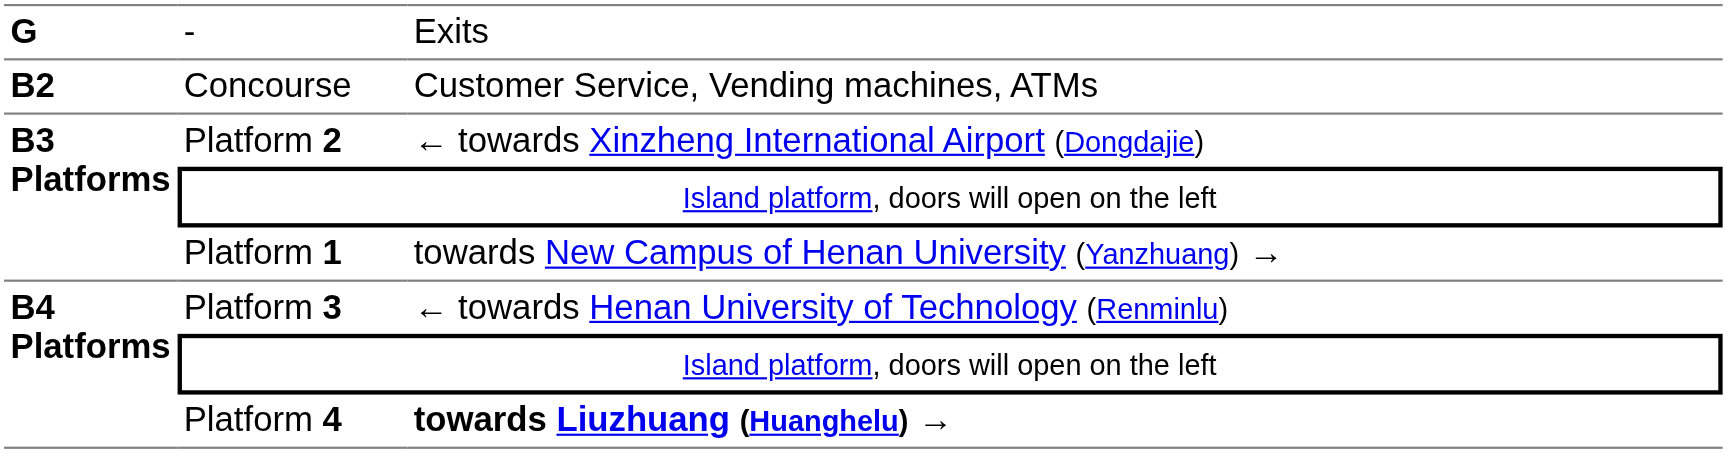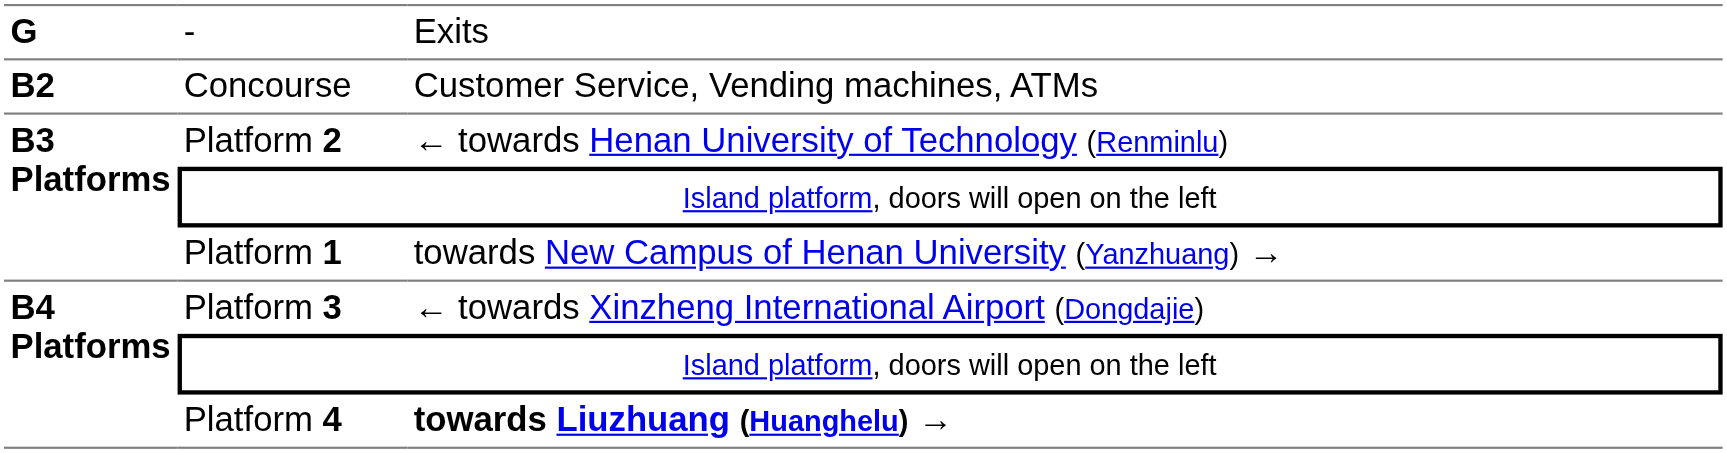(809, 140) ← towards Xinzheng International Airport (Dongdajie) -> (821, 140) ← towards Henan University of Technology (Renminlu)
(821, 307) ← towards Henan University of Technology (Renminlu) -> (809, 307) ← towards Xinzheng International Airport (Dongdajie)
